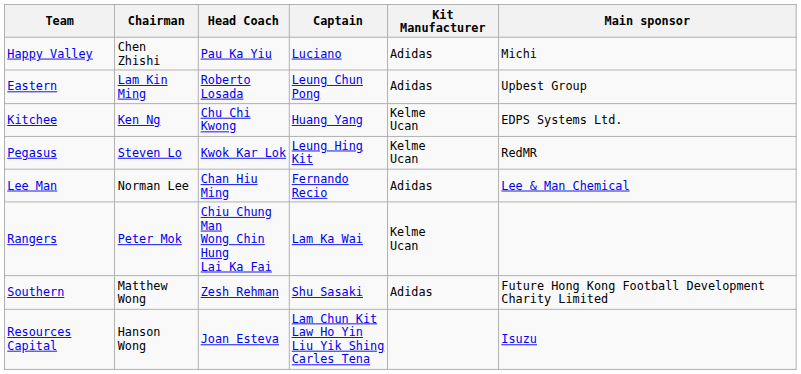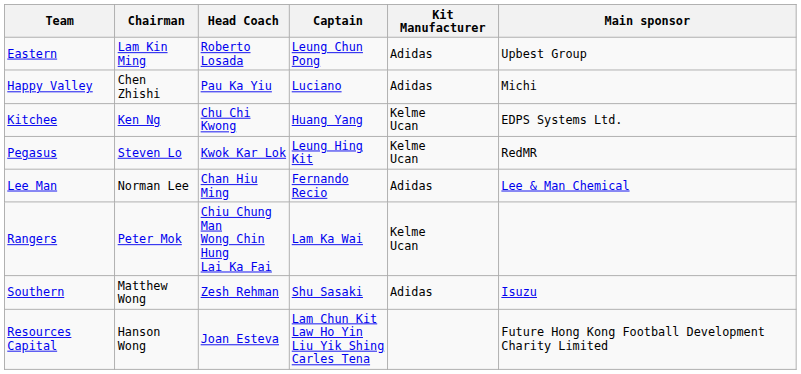rows swapped: (32, 87) <-> (50, 54)
(633, 292) Future Hong Kong Football Development Charity Limited -> (519, 292) Isuzu
(519, 339) Isuzu -> (633, 339) Future Hong Kong Football Development Charity Limited
